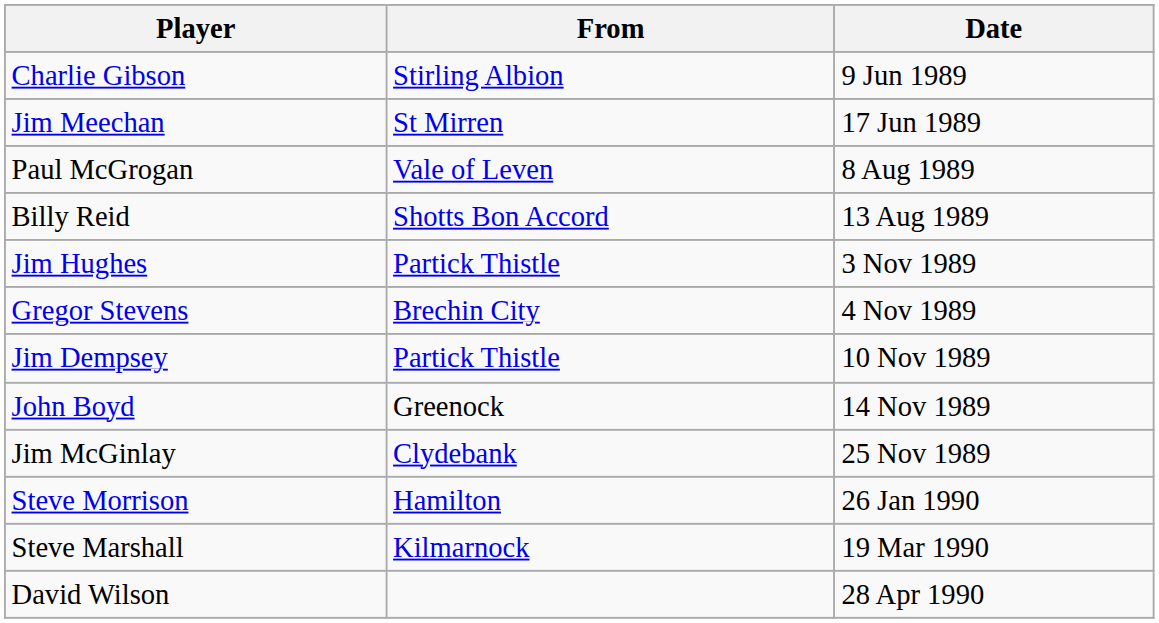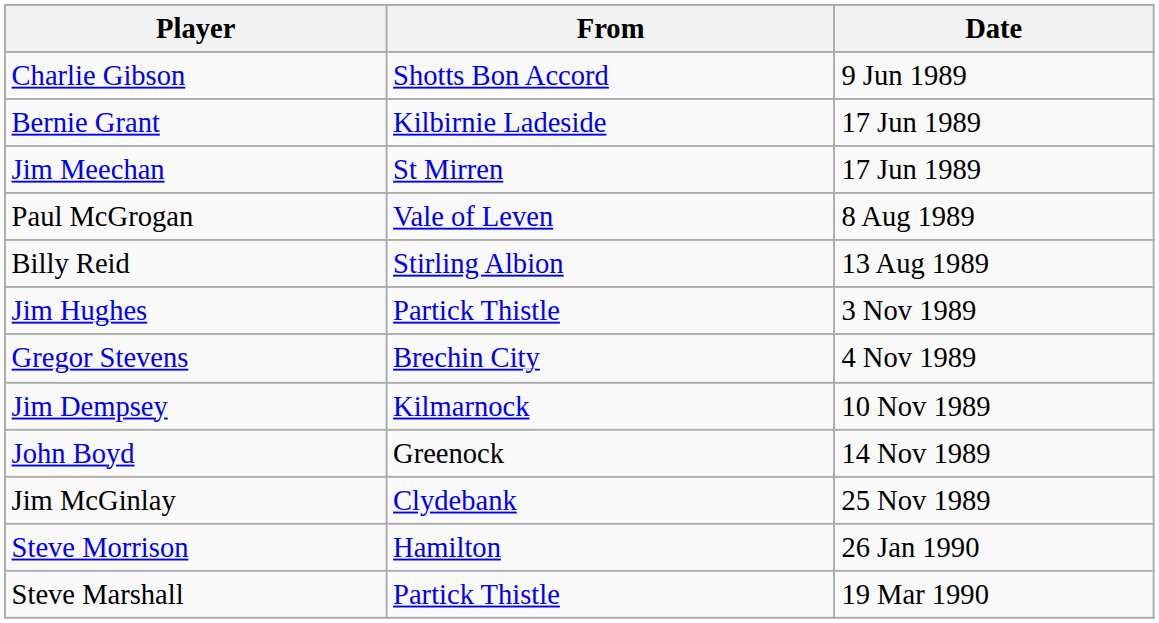(478, 75) Stirling Albion -> (501, 75) Shotts Bon Accord
+ row: (86, 122)
(501, 216) Shotts Bon Accord -> (478, 263) Stirling Albion
(476, 358) Partick Thistle -> (461, 405) Kilmarnock
(461, 546) Kilmarnock -> (476, 593) Partick Thistle
- row: (90, 593)
